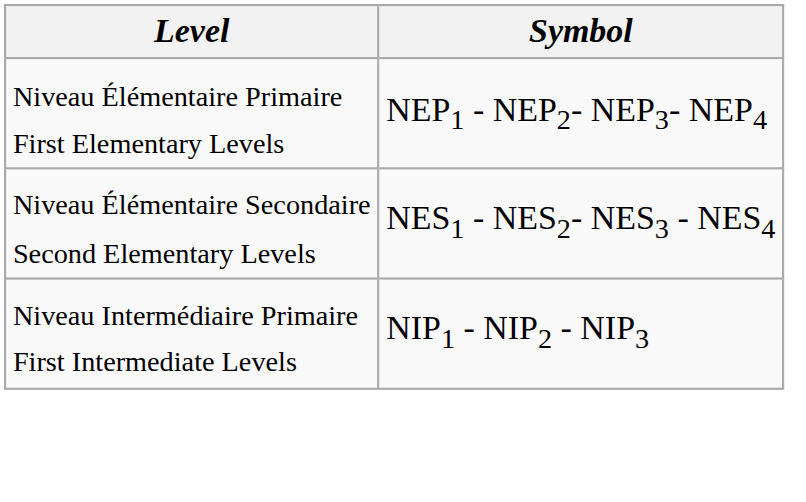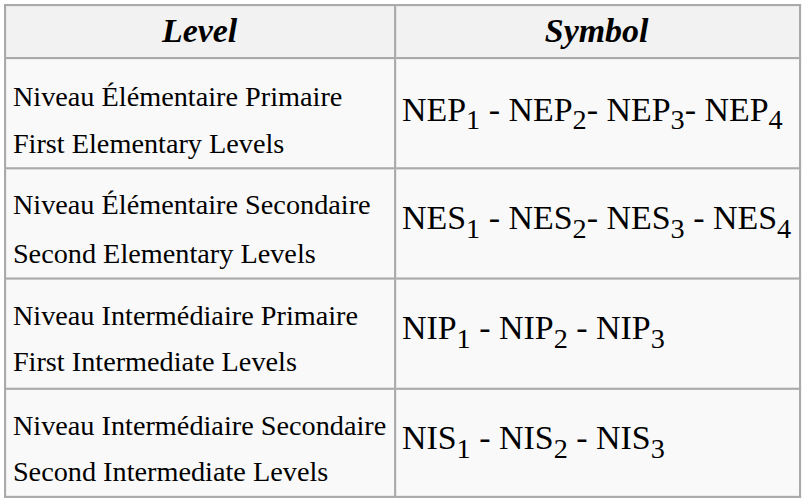+ row: (200, 448)
